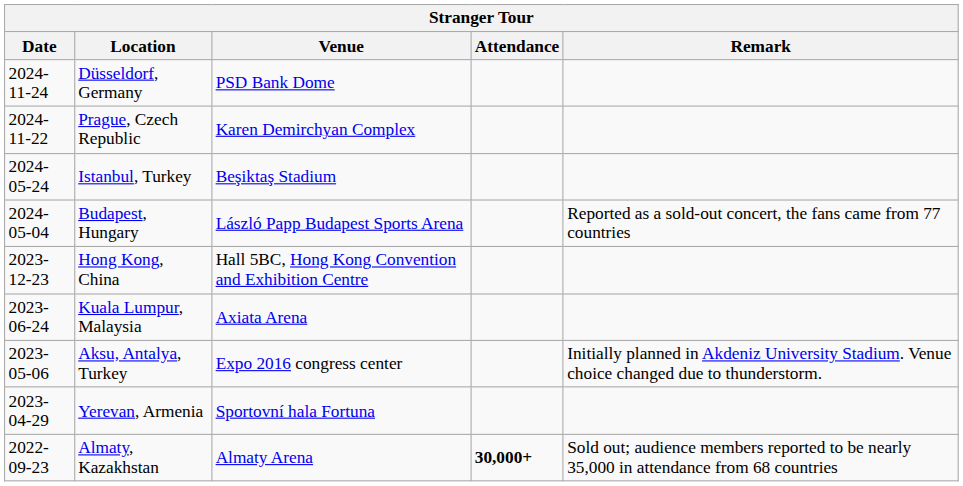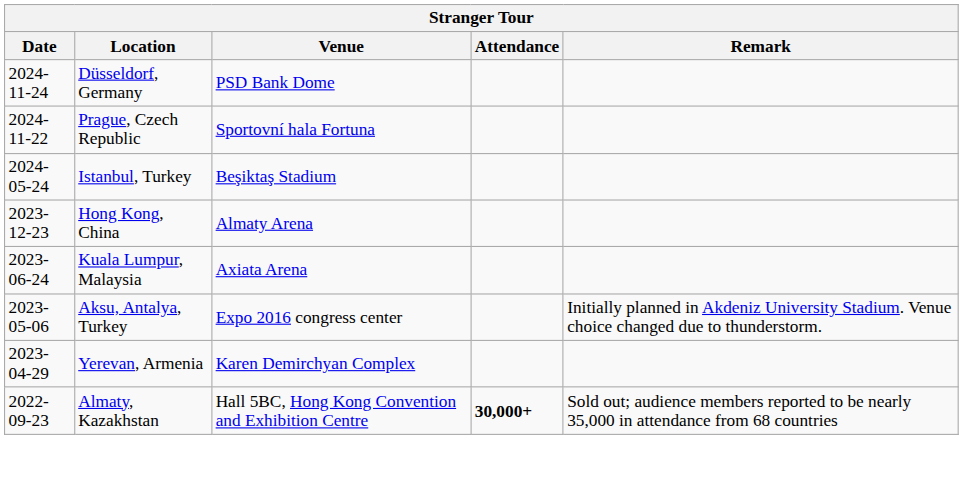(315, 129) Karen Demirchyan Complex -> (295, 129) Sportovní hala Fortuna
- row: (113, 223)
(336, 270) Hall 5BC, Hong Kong Convention and Exhibition Centre -> (264, 223) Almaty Arena
(295, 410) Sportovní hala Fortuna -> (315, 363) Karen Demirchyan Complex
(264, 457) Almaty Arena -> (336, 410) Hall 5BC, Hong Kong Convention and Exhibition Centre
